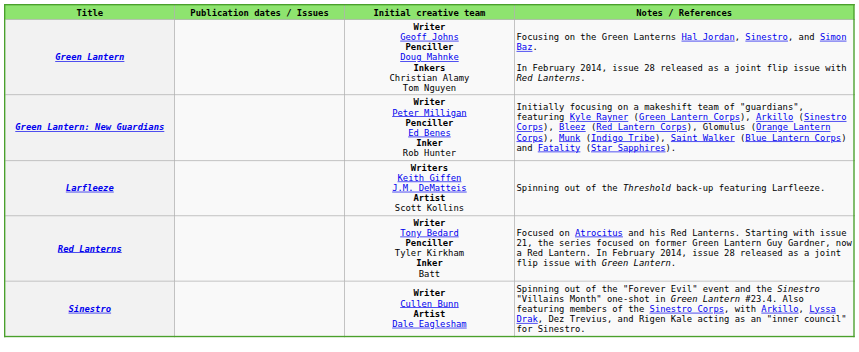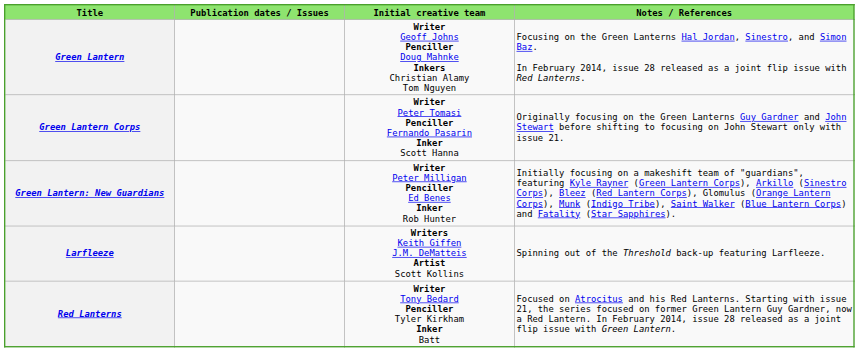+ row: (90, 128)
- row: (90, 309)
